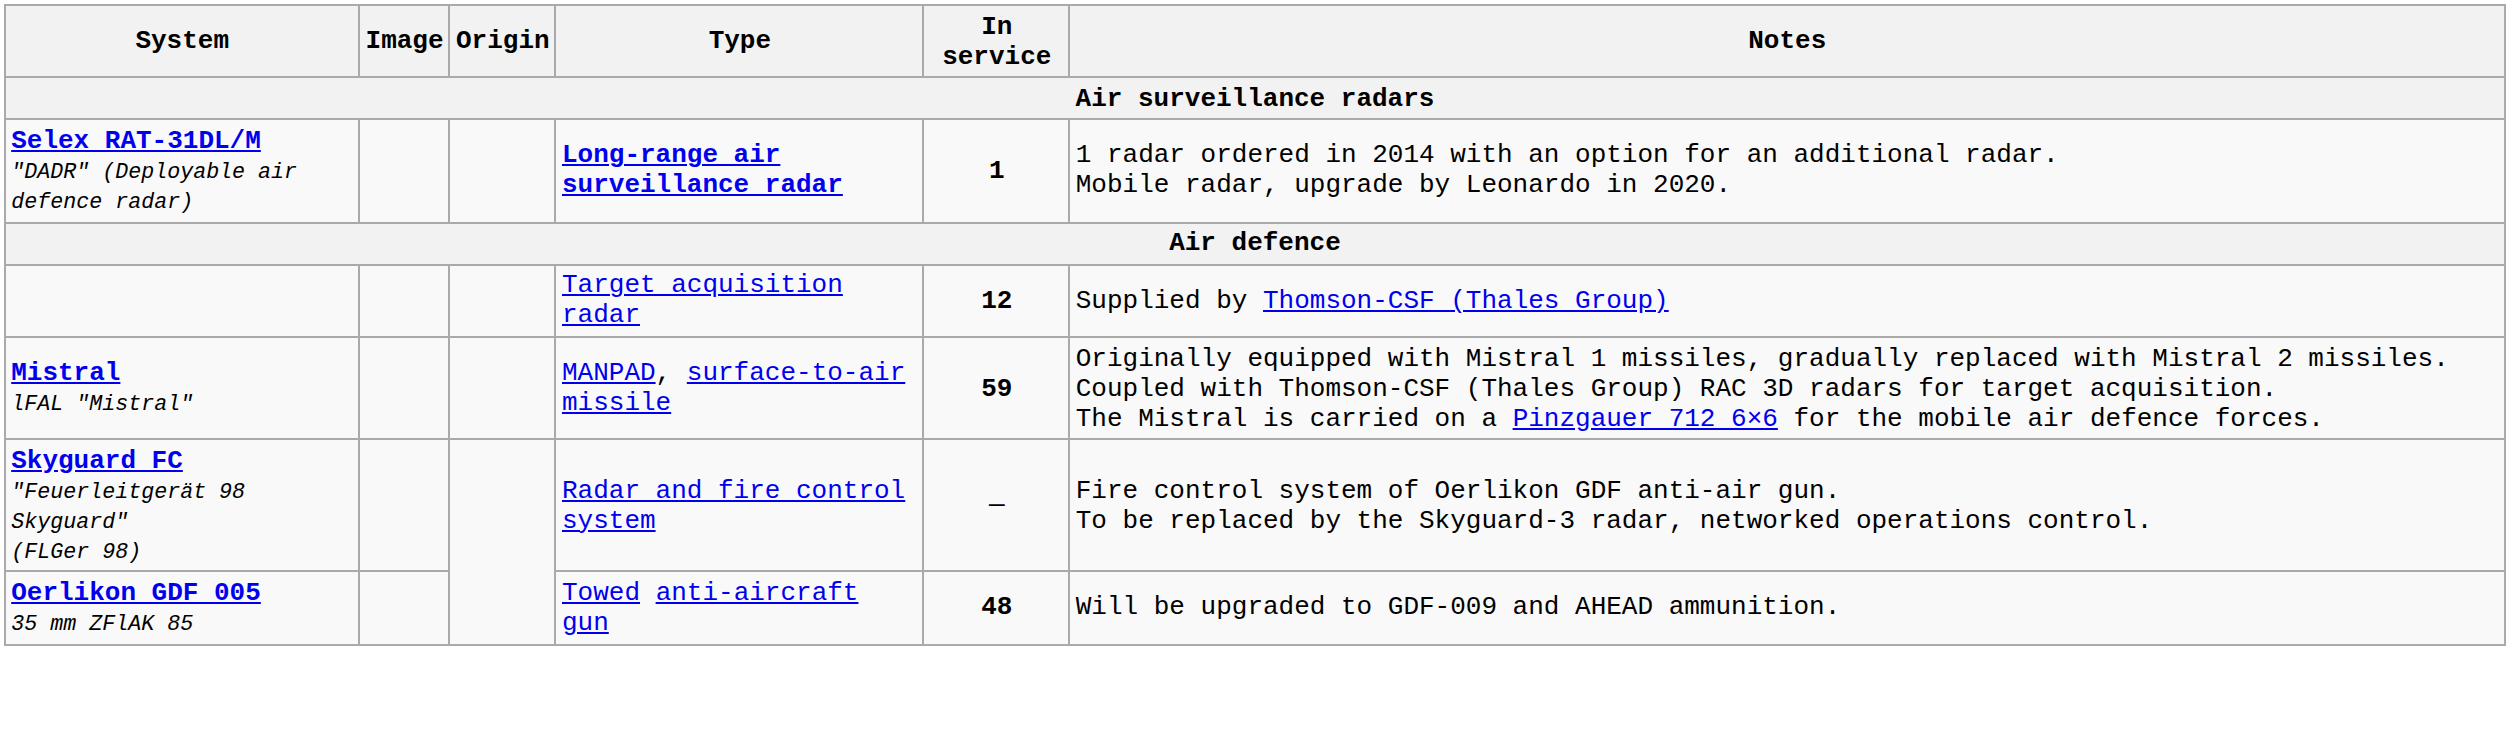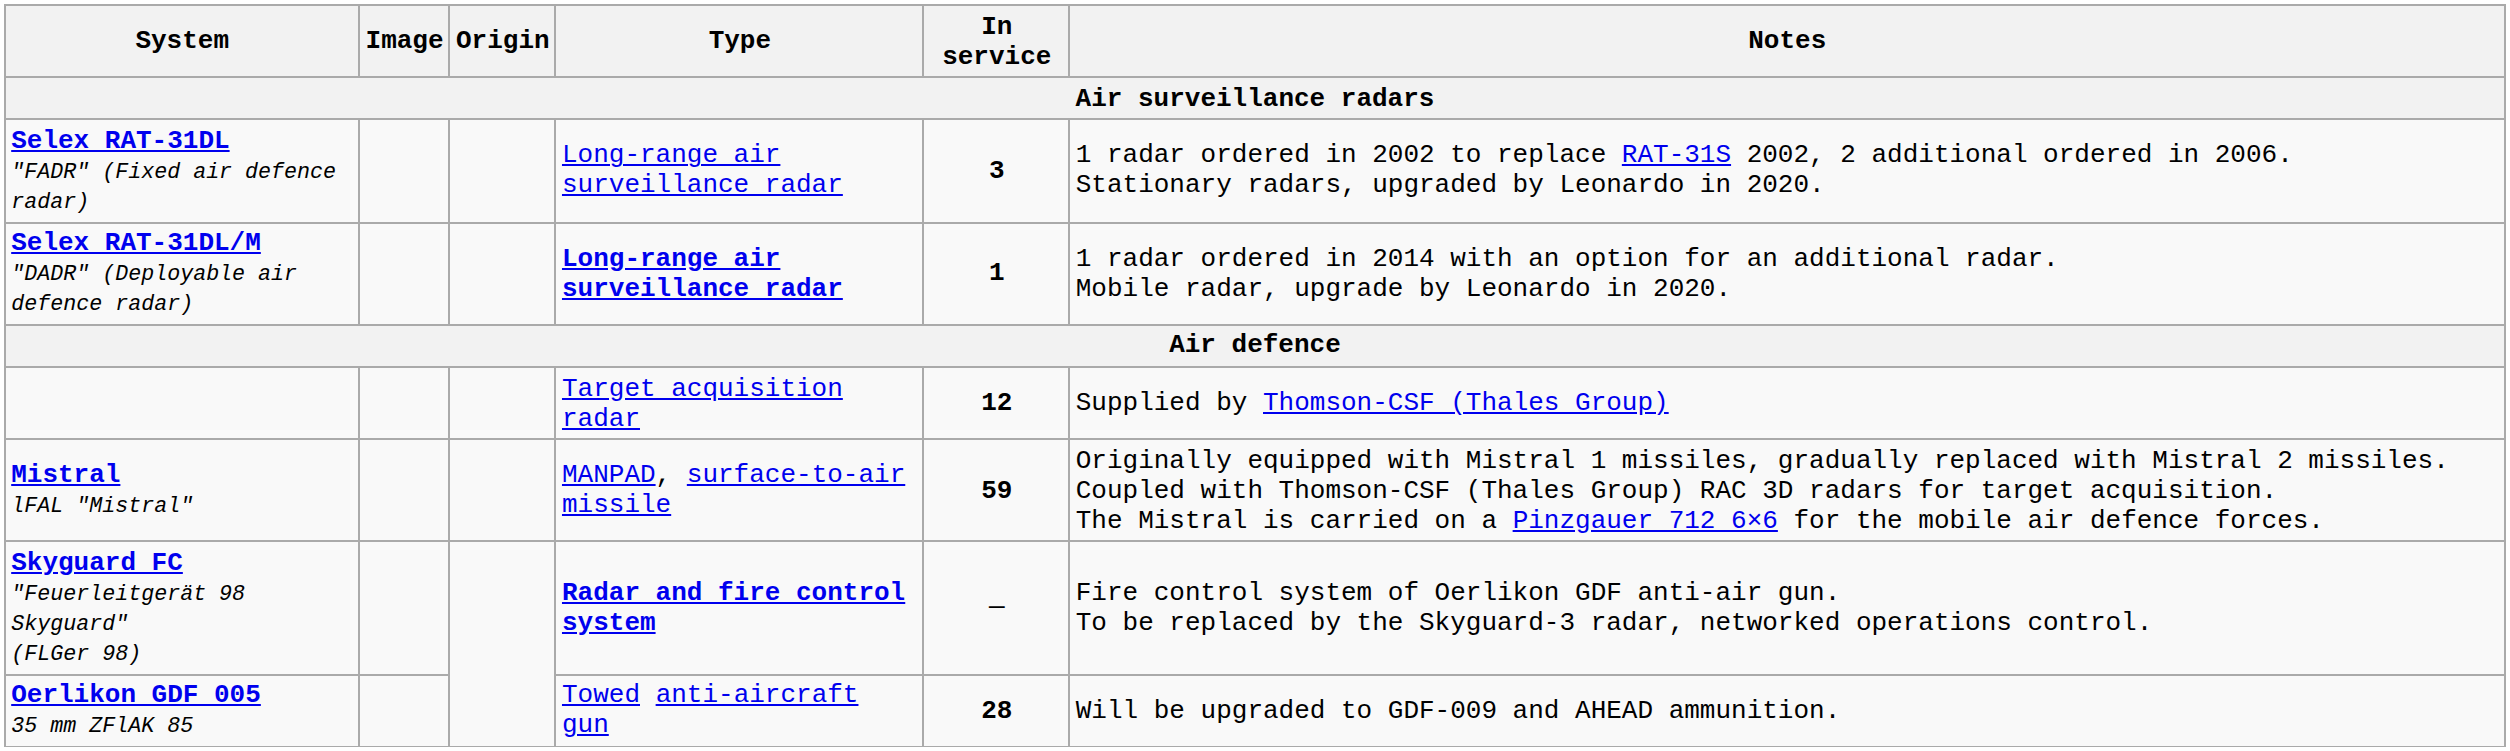+ row: (174, 171)
(734, 505) normal -> (734, 608) bold
(997, 608) 48 -> (997, 710) 28
